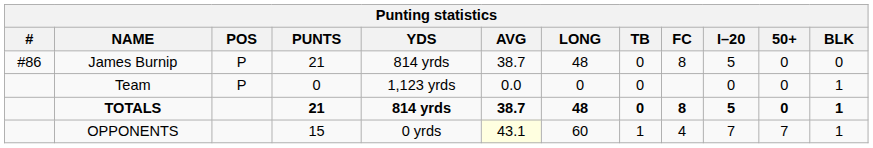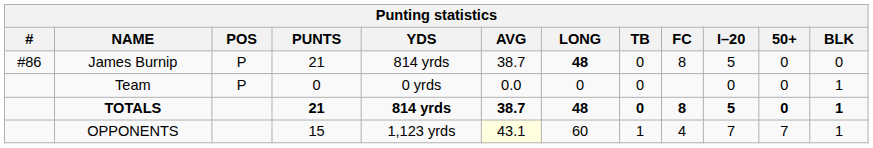(580, 62) normal -> (580, 62) bold
(421, 85) 1,123 yrds -> (421, 85) 0 yrds
(421, 131) 0 yrds -> (421, 131) 1,123 yrds
